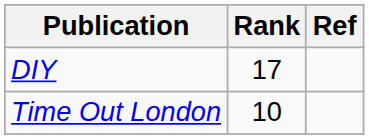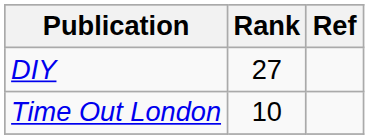(267, 69) 17 -> (267, 69) 27
